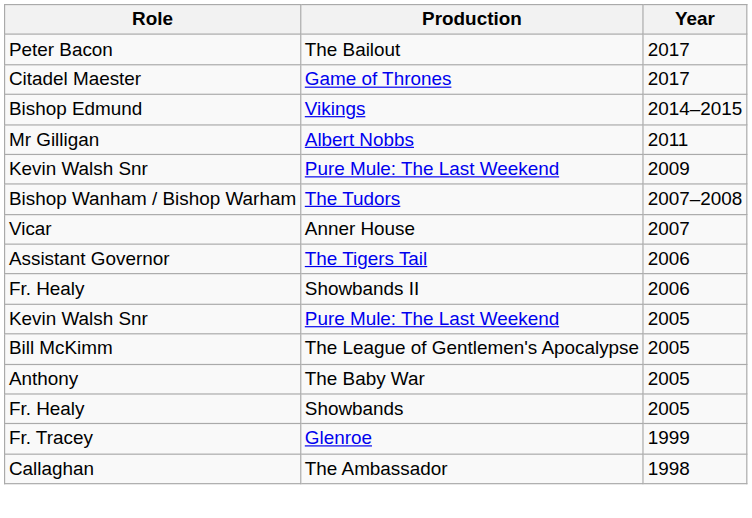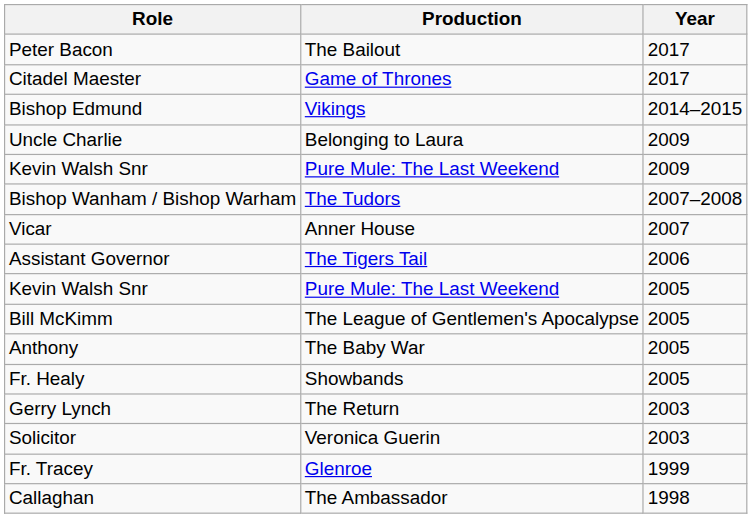- row: (359, 139)
+ row: (384, 139)
- row: (362, 288)
+ row: (352, 408)
+ row: (373, 438)
